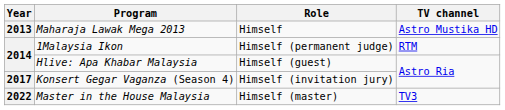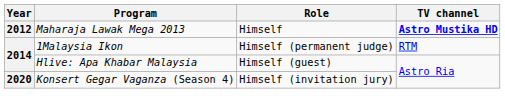(19, 30) 2013 -> (19, 30) 2012
(448, 30) normal -> (448, 30) bold
(19, 80) 2017 -> (19, 80) 2020
- row: (123, 96)
